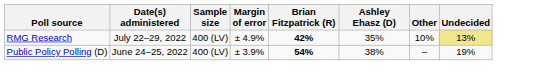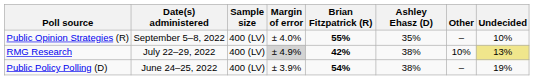+ row: (68, 38)
(249, 38) no background -> (286, 53) lightgrey background
(374, 38) 35% -> (411, 53) 38%
